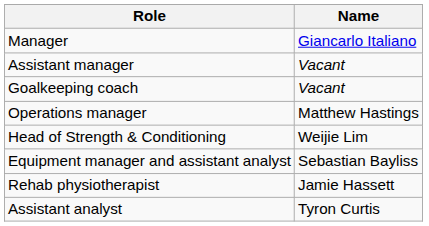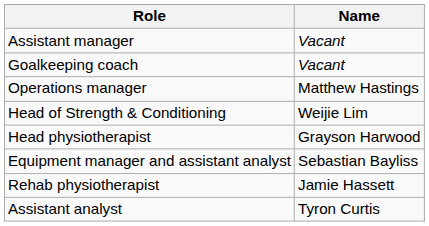- row: (38, 40)
+ row: (79, 137)
